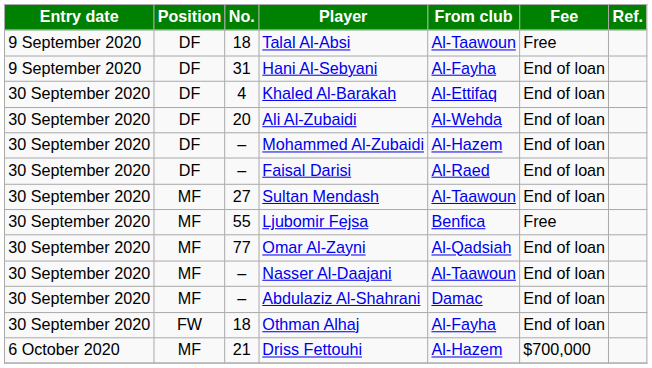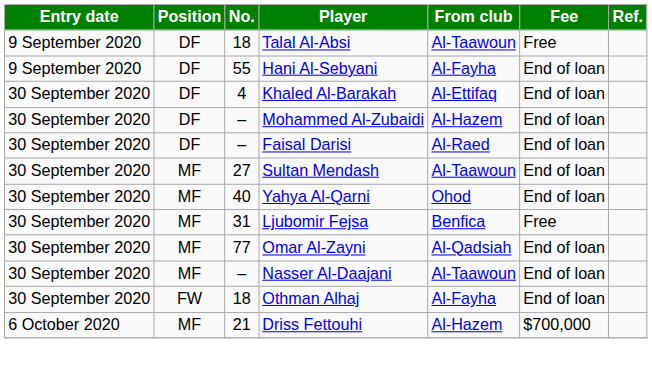(242, 68) 31 -> (242, 68) 55
- row: (309, 119)
+ row: (316, 196)
(242, 222) 55 -> (242, 222) 31
- row: (341, 299)
